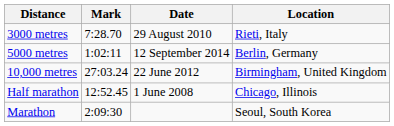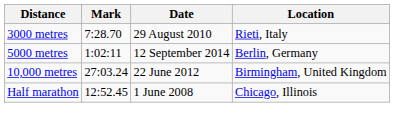- row: (31, 111)
